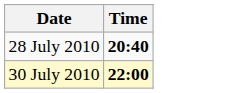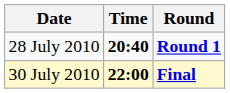+ column: (189, 18)
